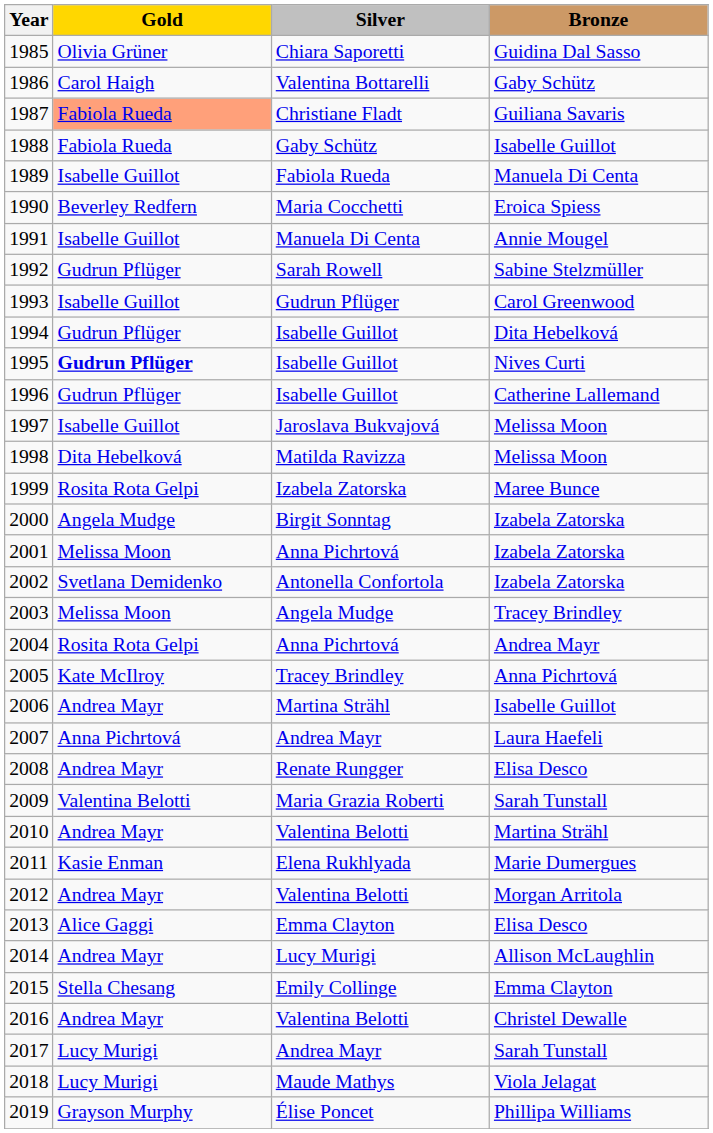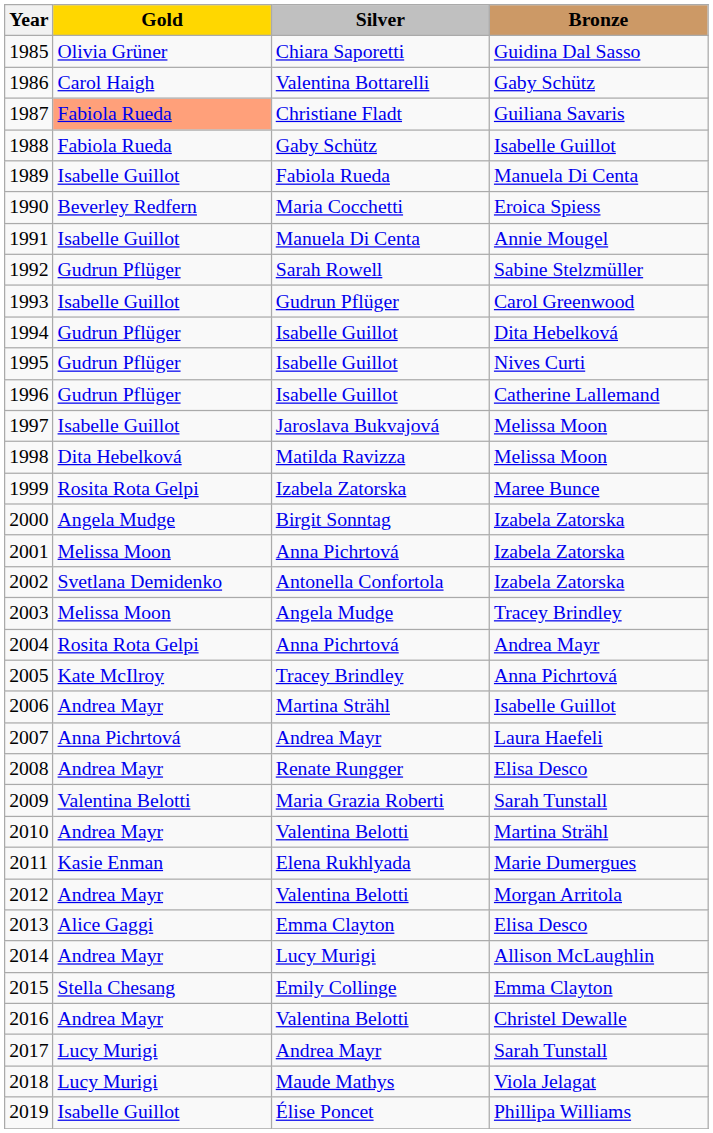(125, 363) bold -> (119, 363) normal
(125, 1112) Grayson Murphy -> (119, 1112) Isabelle Guillot
